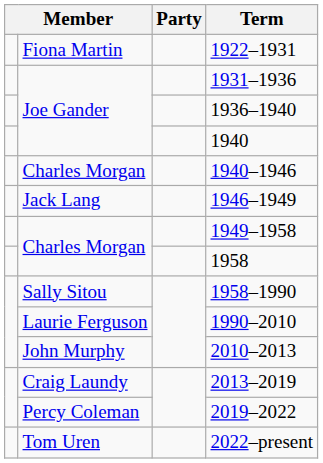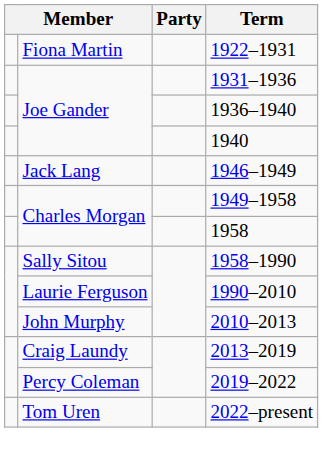- row: (253, 170)
